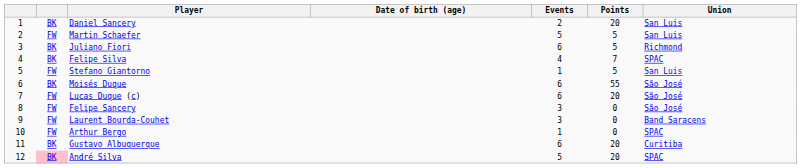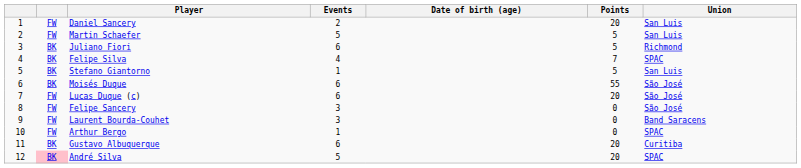columns swapped: (421, 11) <-> (560, 11)
(52, 24) BK -> (52, 24) FW
(52, 72) FW -> (52, 72) BK
